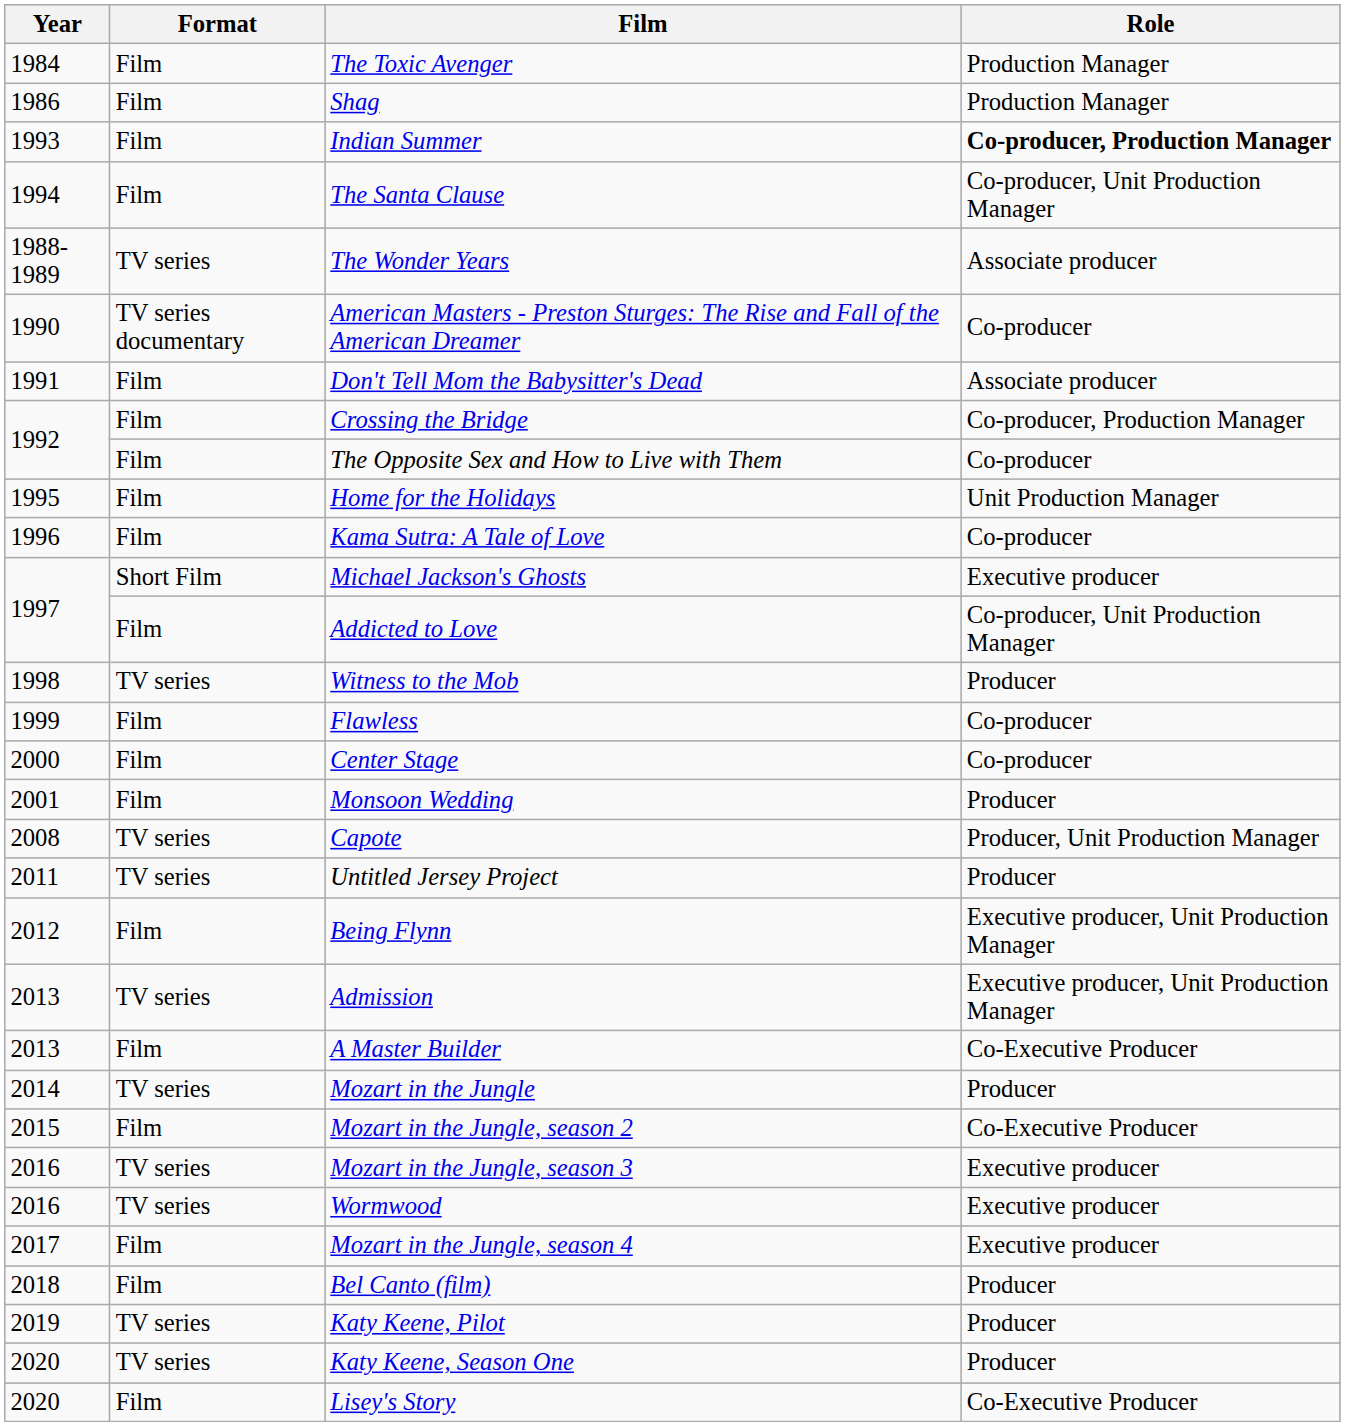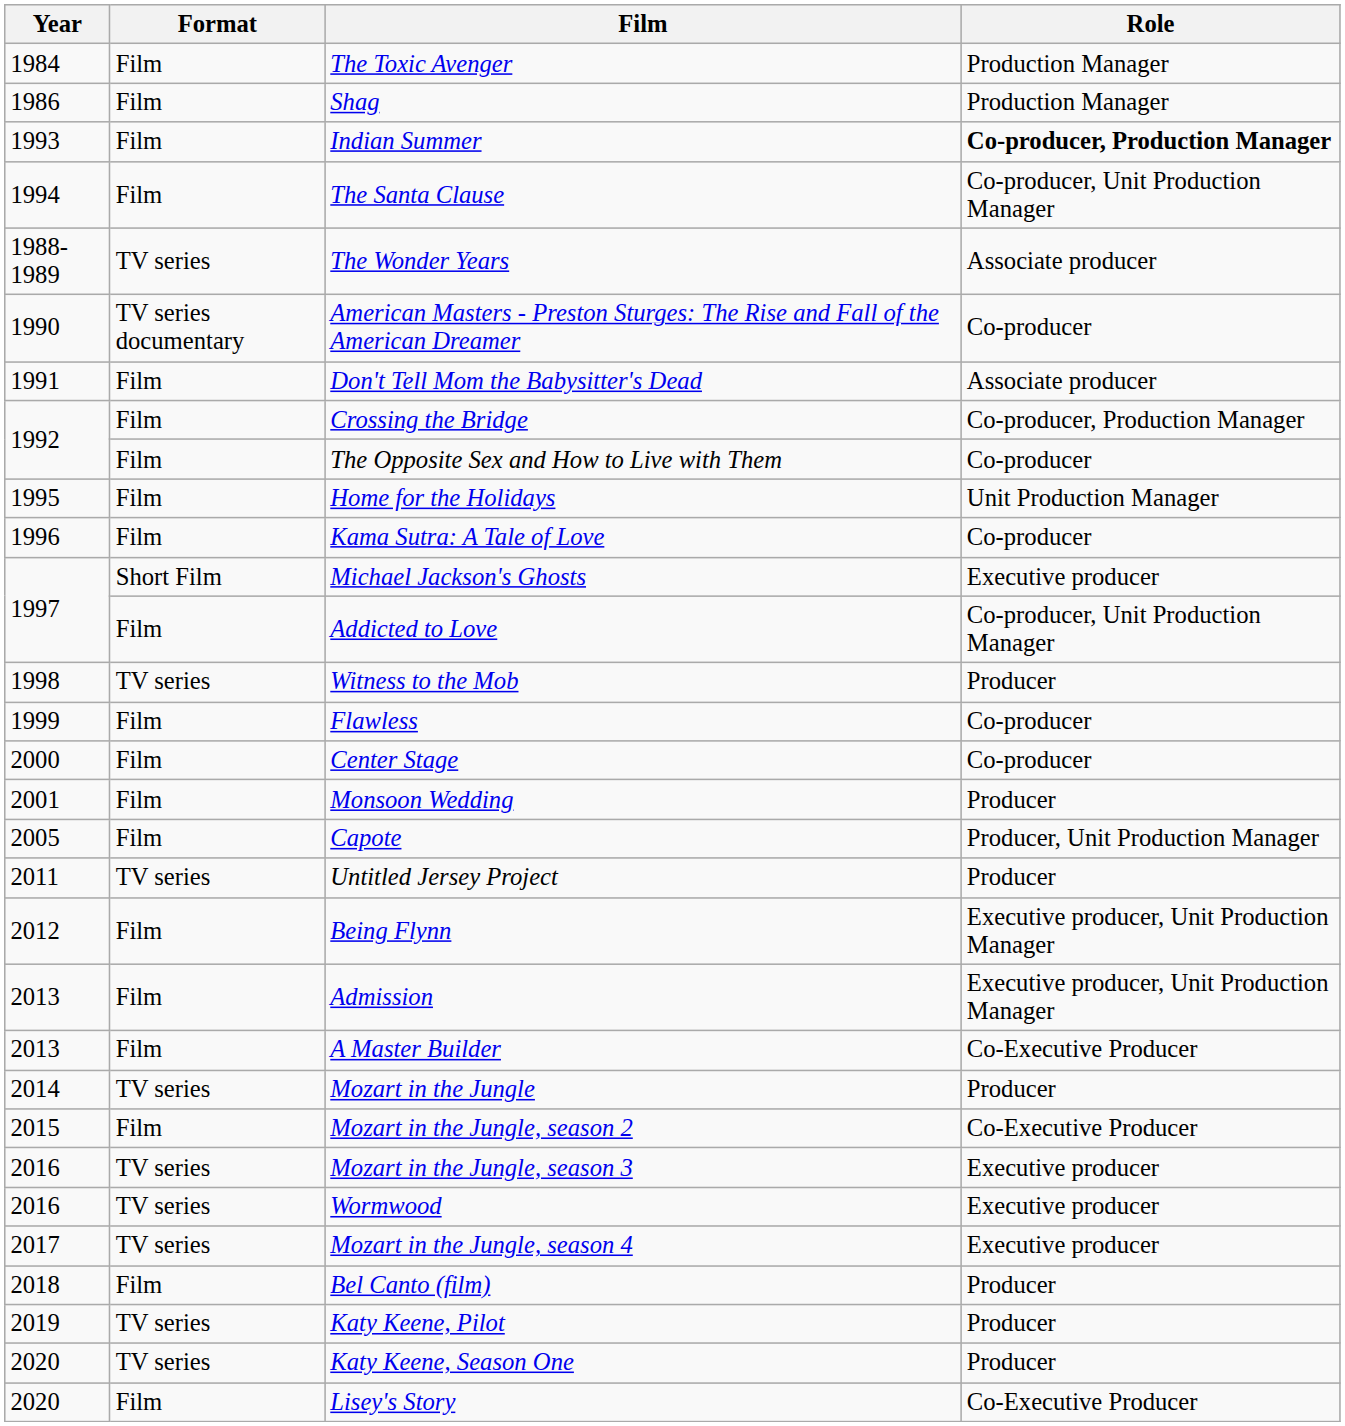(35, 838) 2008 -> (35, 838) 2005
(163, 838) TV series -> (139, 838) Film
(163, 997) TV series -> (139, 997) Film
(139, 1245) Film -> (163, 1245) TV series
